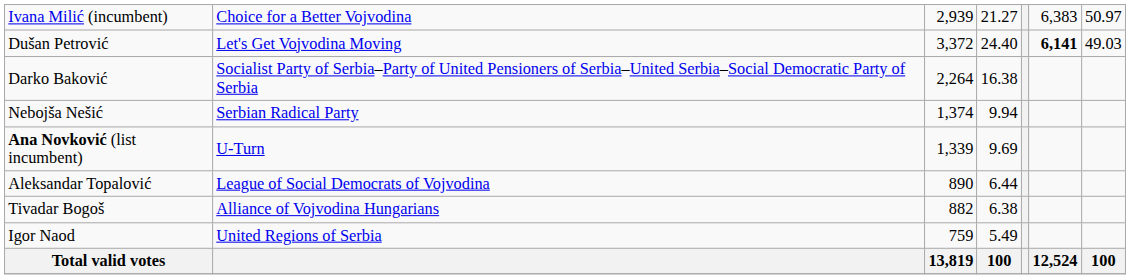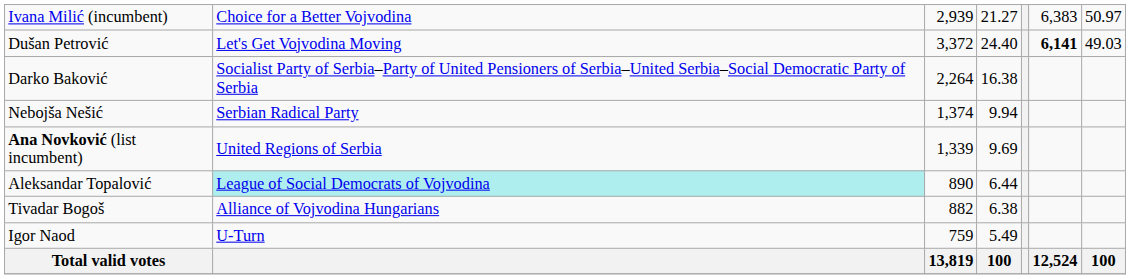(240, 148) U-Turn -> (299, 148) United Regions of Serbia
(353, 183) no background -> (353, 183) paleturquoise background
(299, 235) United Regions of Serbia -> (240, 235) U-Turn
